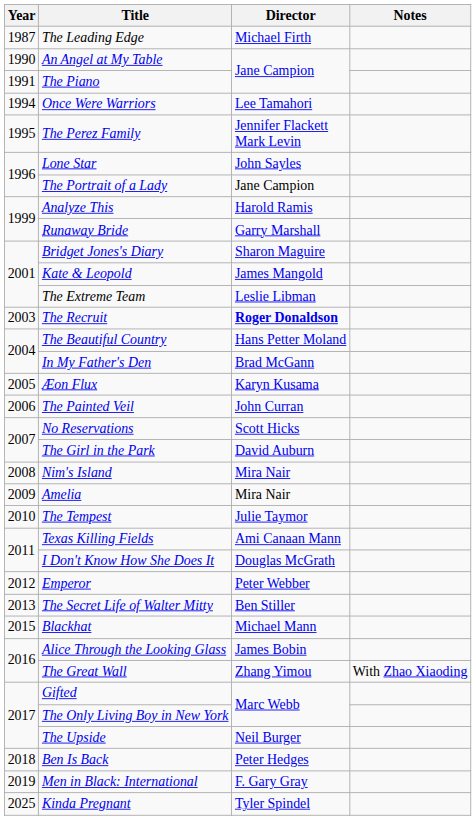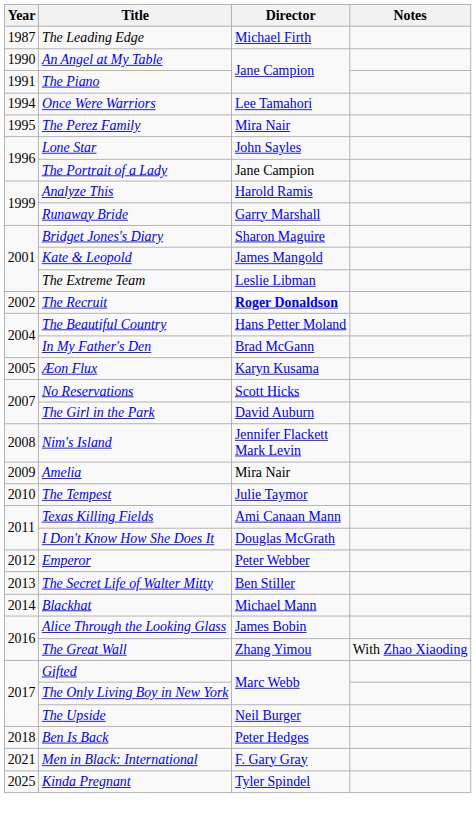(282, 133) Jennifer Flackett Mark Levin -> (263, 125) Mira Nair
(22, 318) 2003 -> (22, 302) 2002
- row: (88, 406)
(263, 472) Mira Nair -> (282, 442) Jennifer Flackett Mark Levin
(22, 627) 2015 -> (22, 605) 2014
(22, 781) 2019 -> (22, 759) 2021
